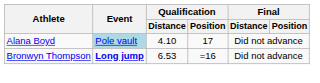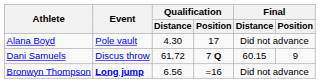(116, 41) lightblue background -> (116, 41) no background
(167, 41) 4.10 -> (173, 41) 4.30
+ row: (36, 56)
(167, 56) 6.53 -> (173, 71) 6.56
